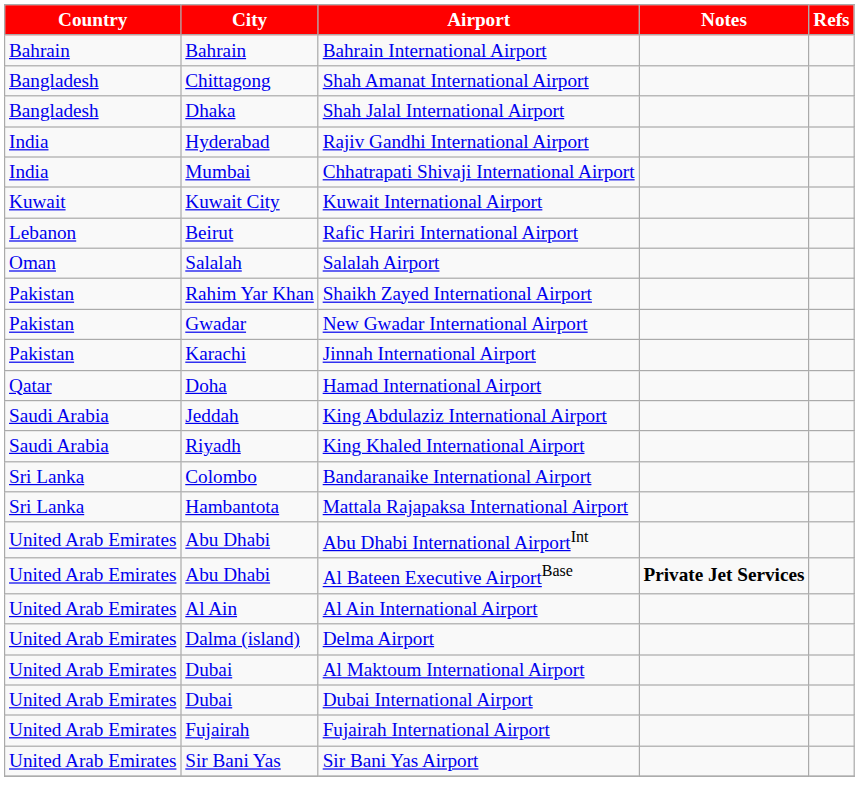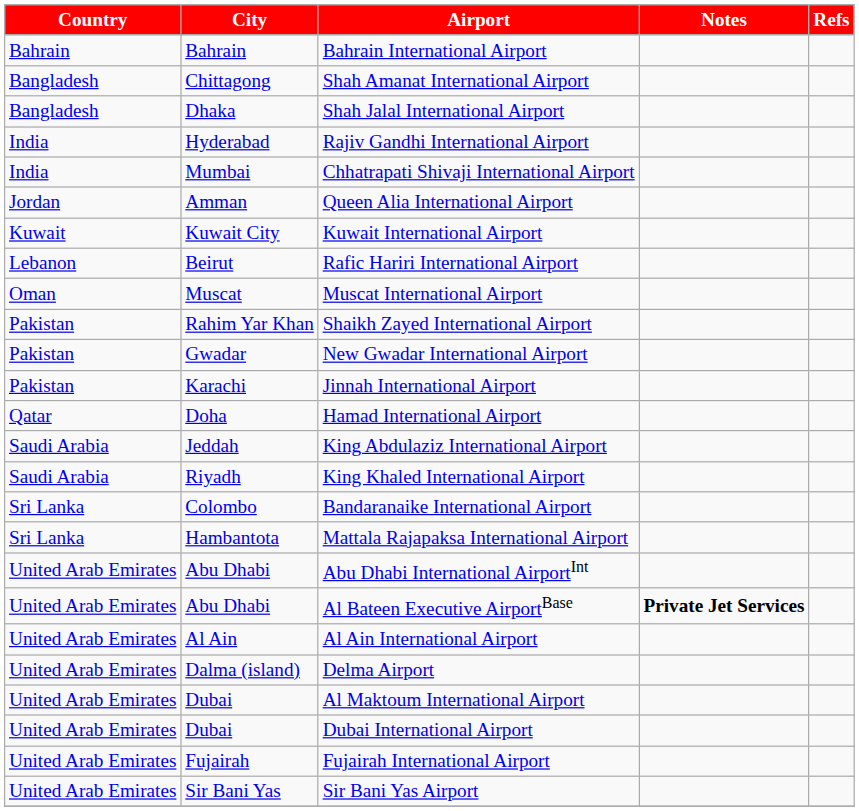+ row: (448, 202)
- row: (381, 263)
+ row: (433, 293)
